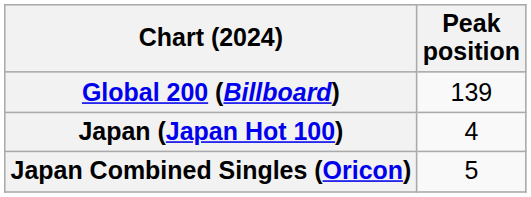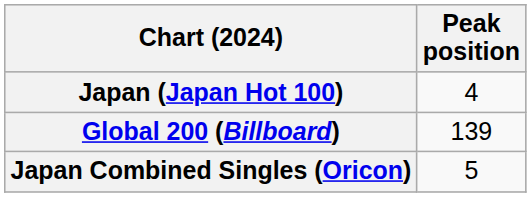rows swapped: (211, 91) <-> (211, 131)
